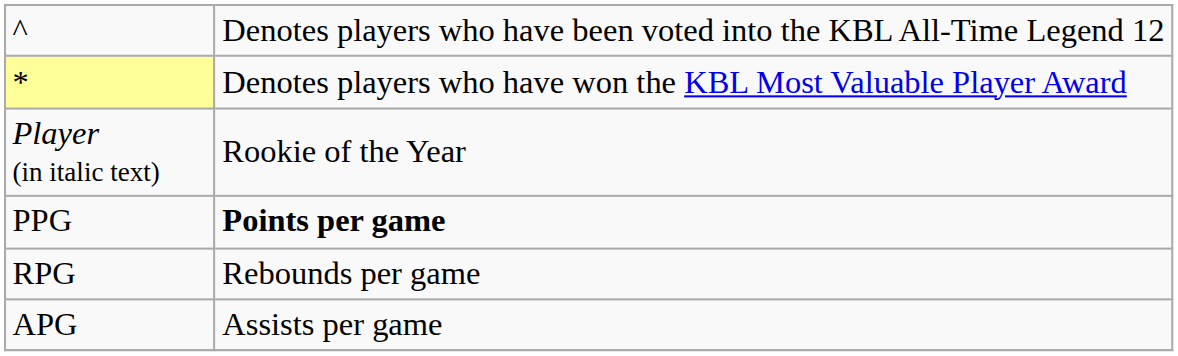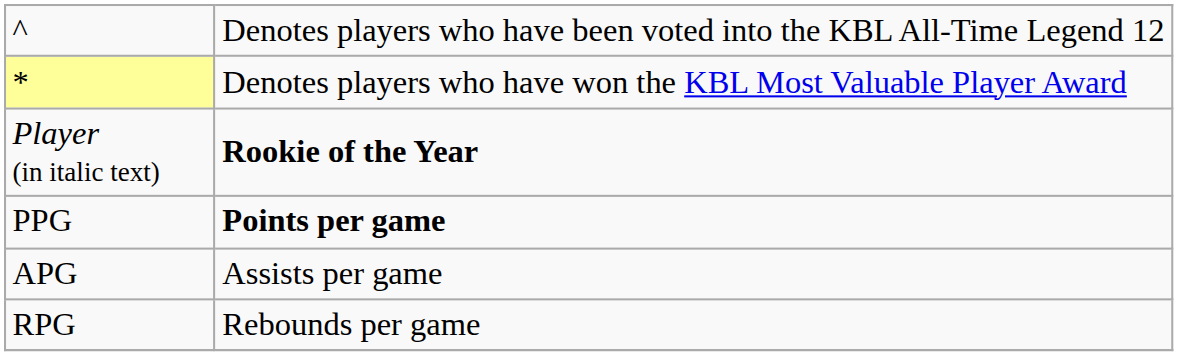(344, 151) normal -> (350, 151) bold
rows swapped: (45, 324) <-> (44, 272)
